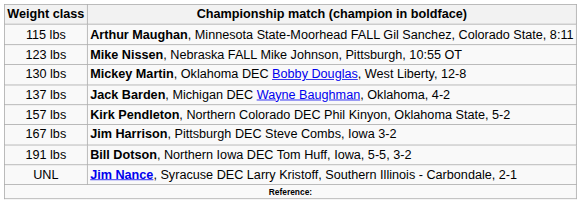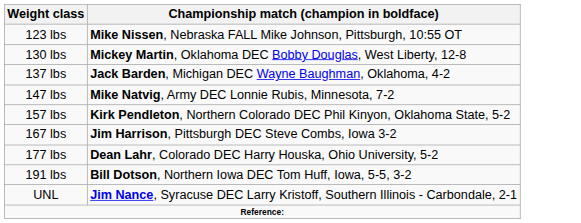- row: (46, 34)
+ row: (46, 94)
+ row: (46, 154)
